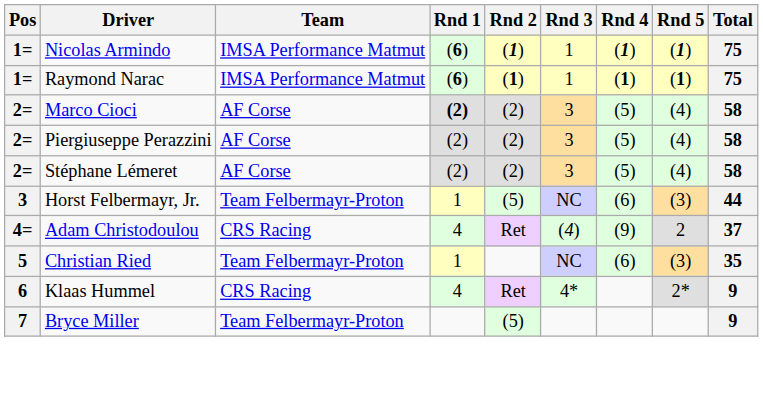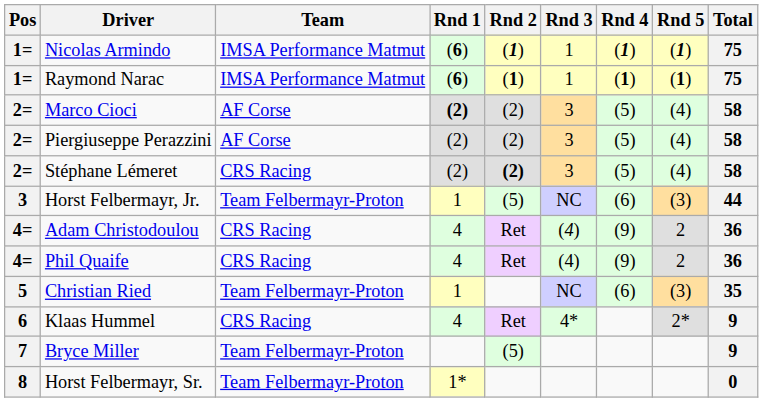(255, 170) AF Corse -> (266, 170) CRS Racing
(513, 170) normal -> (513, 170) bold
(733, 231) 37 -> (733, 231) 36
+ row: (87, 261)
+ row: (124, 381)
